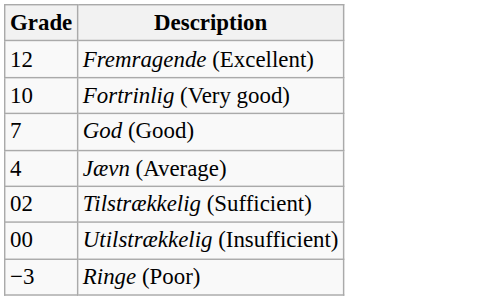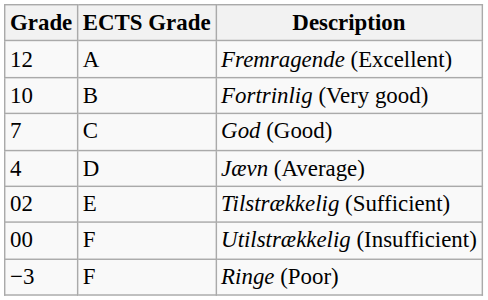+ column: (147, 22)
